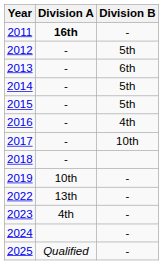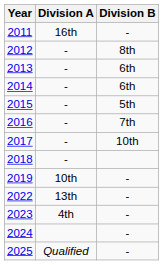(66, 31) bold -> (66, 31) normal
(127, 50) 5th -> (127, 50) 8th
(127, 86) 5th -> (127, 86) 6th
(127, 123) 4th -> (127, 123) 7th
